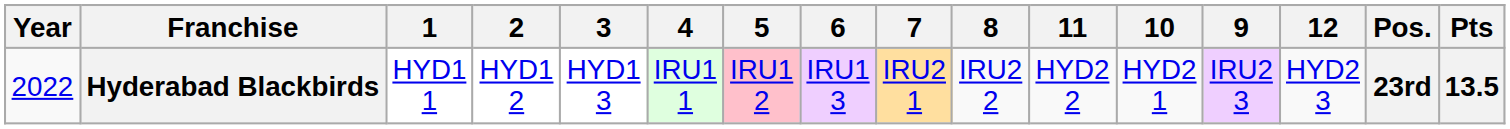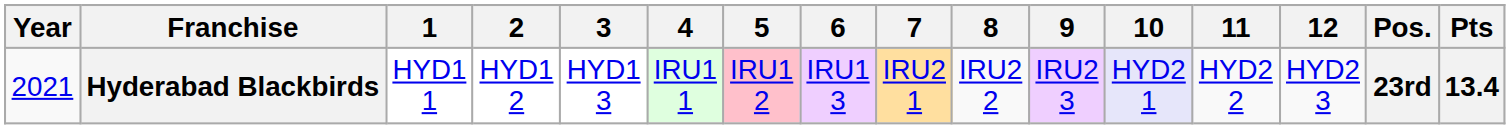columns swapped: (1241, 26) <-> (1072, 26)
(42, 86) 2022 -> (42, 86) 2021
(1160, 86) no background -> (1149, 86) lavender background
(1472, 86) 13.5 -> (1472, 86) 13.4
